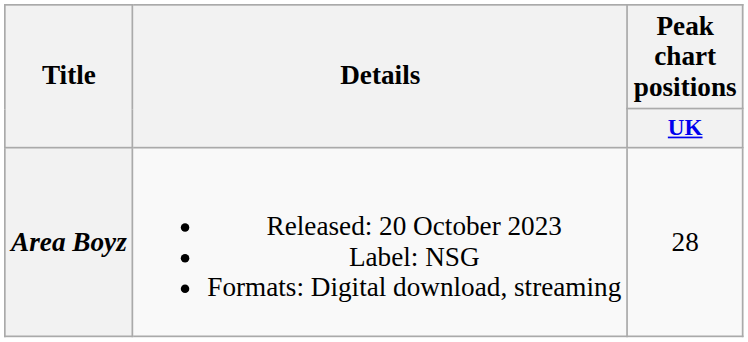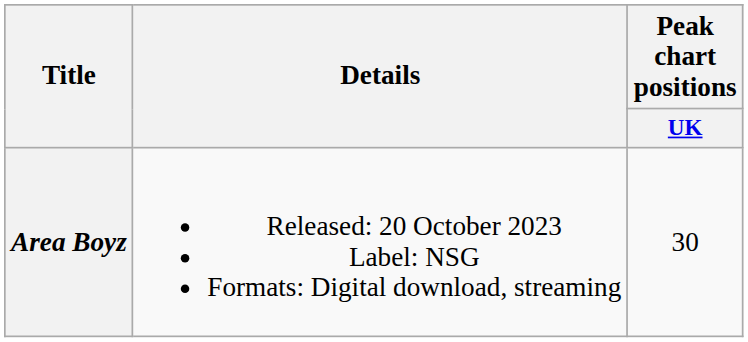(685, 241) 28 -> (685, 241) 30
